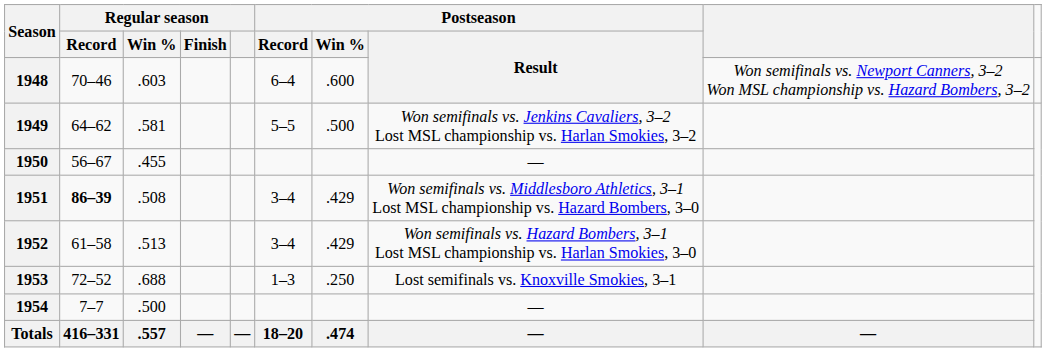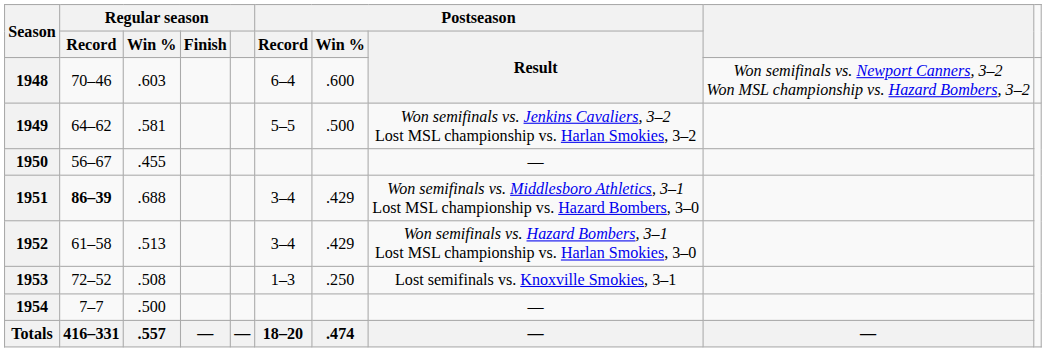(152, 198) .508 -> (152, 198) .688
(152, 280) .688 -> (152, 280) .508
